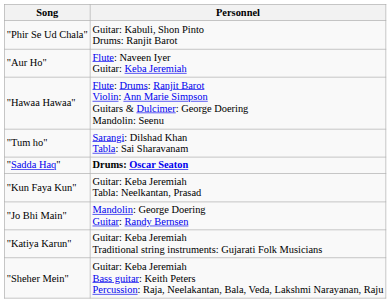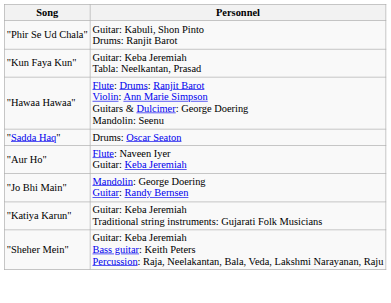rows swapped: (27, 63) <-> (42, 187)
- row: (27, 143)
(140, 165) bold -> (137, 137) normal
